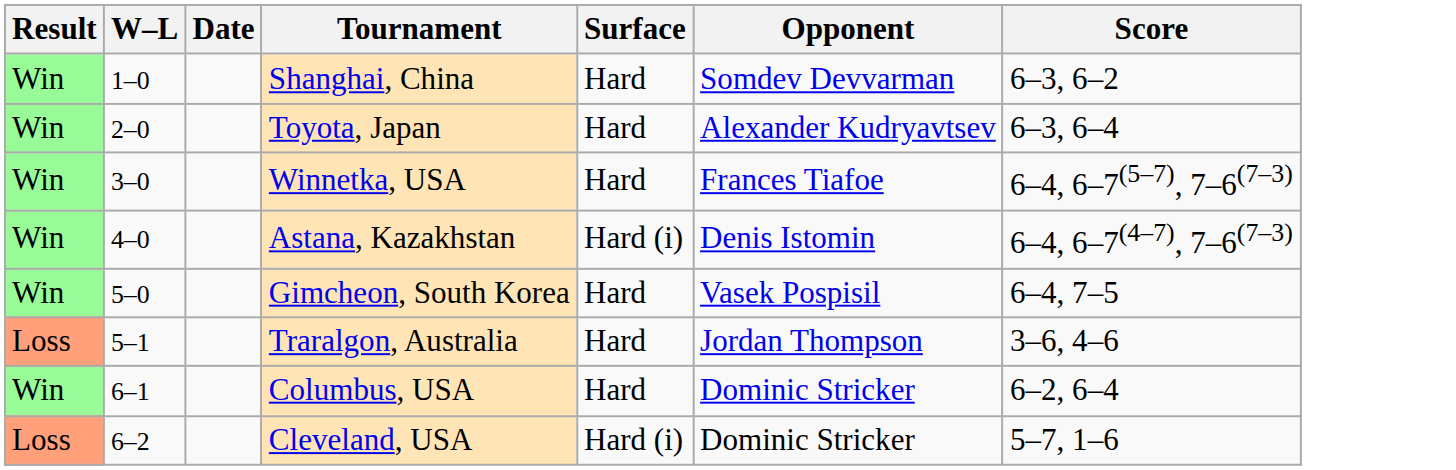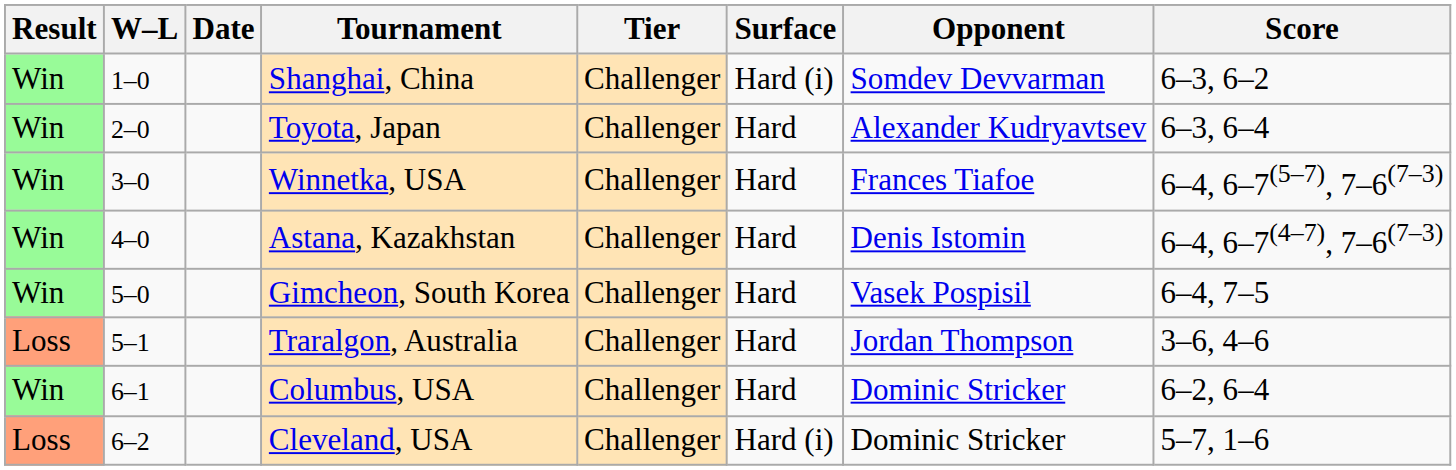+ column: (652, 29)
(615, 78) Hard -> (784, 78) Hard (i)
(634, 238) Hard (i) -> (766, 238) Hard
